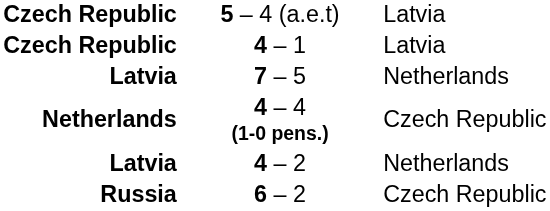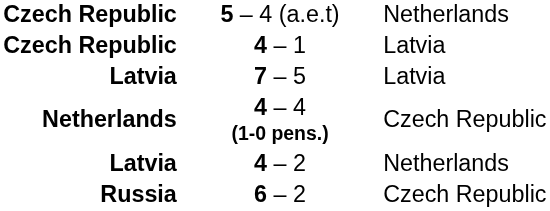(414, 14) Latvia -> (446, 14) Netherlands
(446, 76) Netherlands -> (414, 76) Latvia
